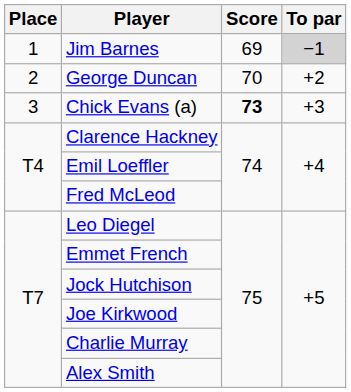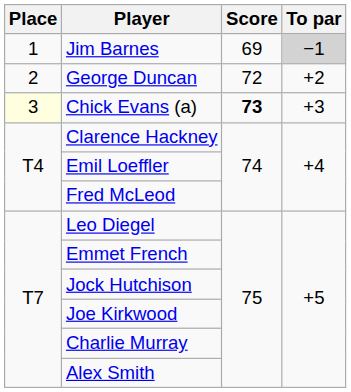(252, 78) 70 -> (252, 78) 72
(33, 107) no background -> (33, 107) lightyellow background
